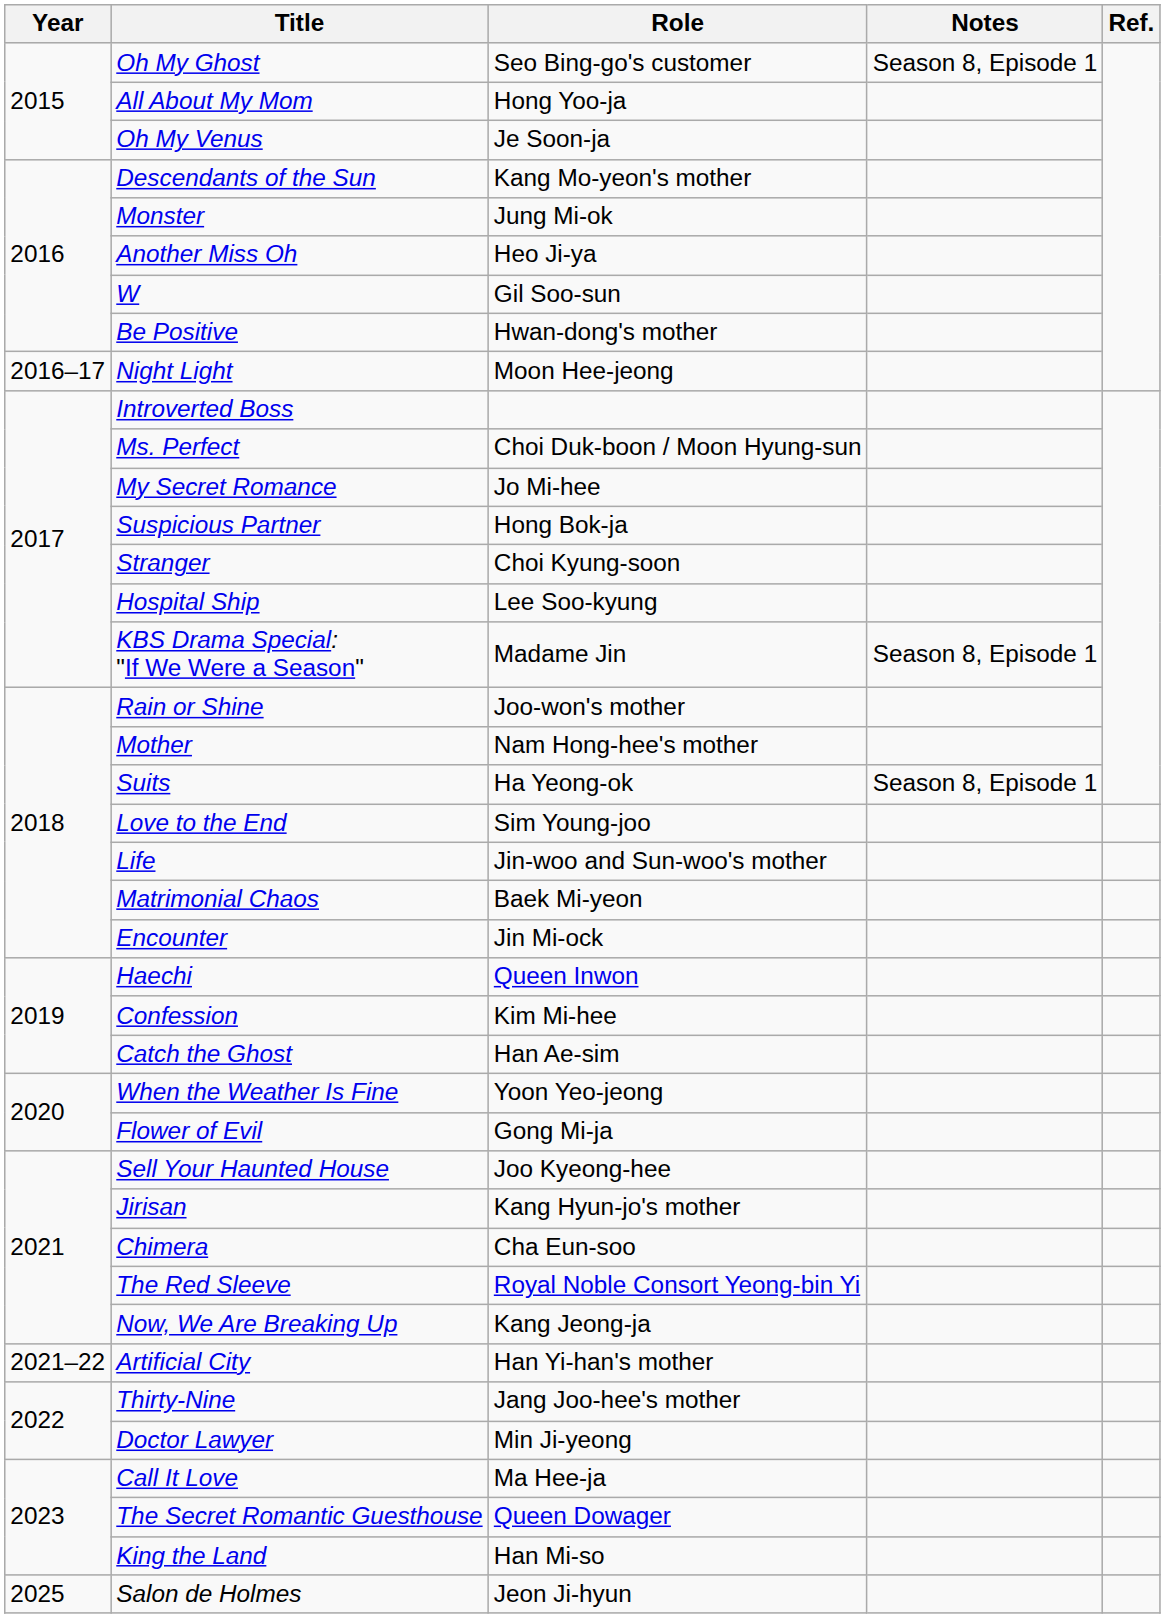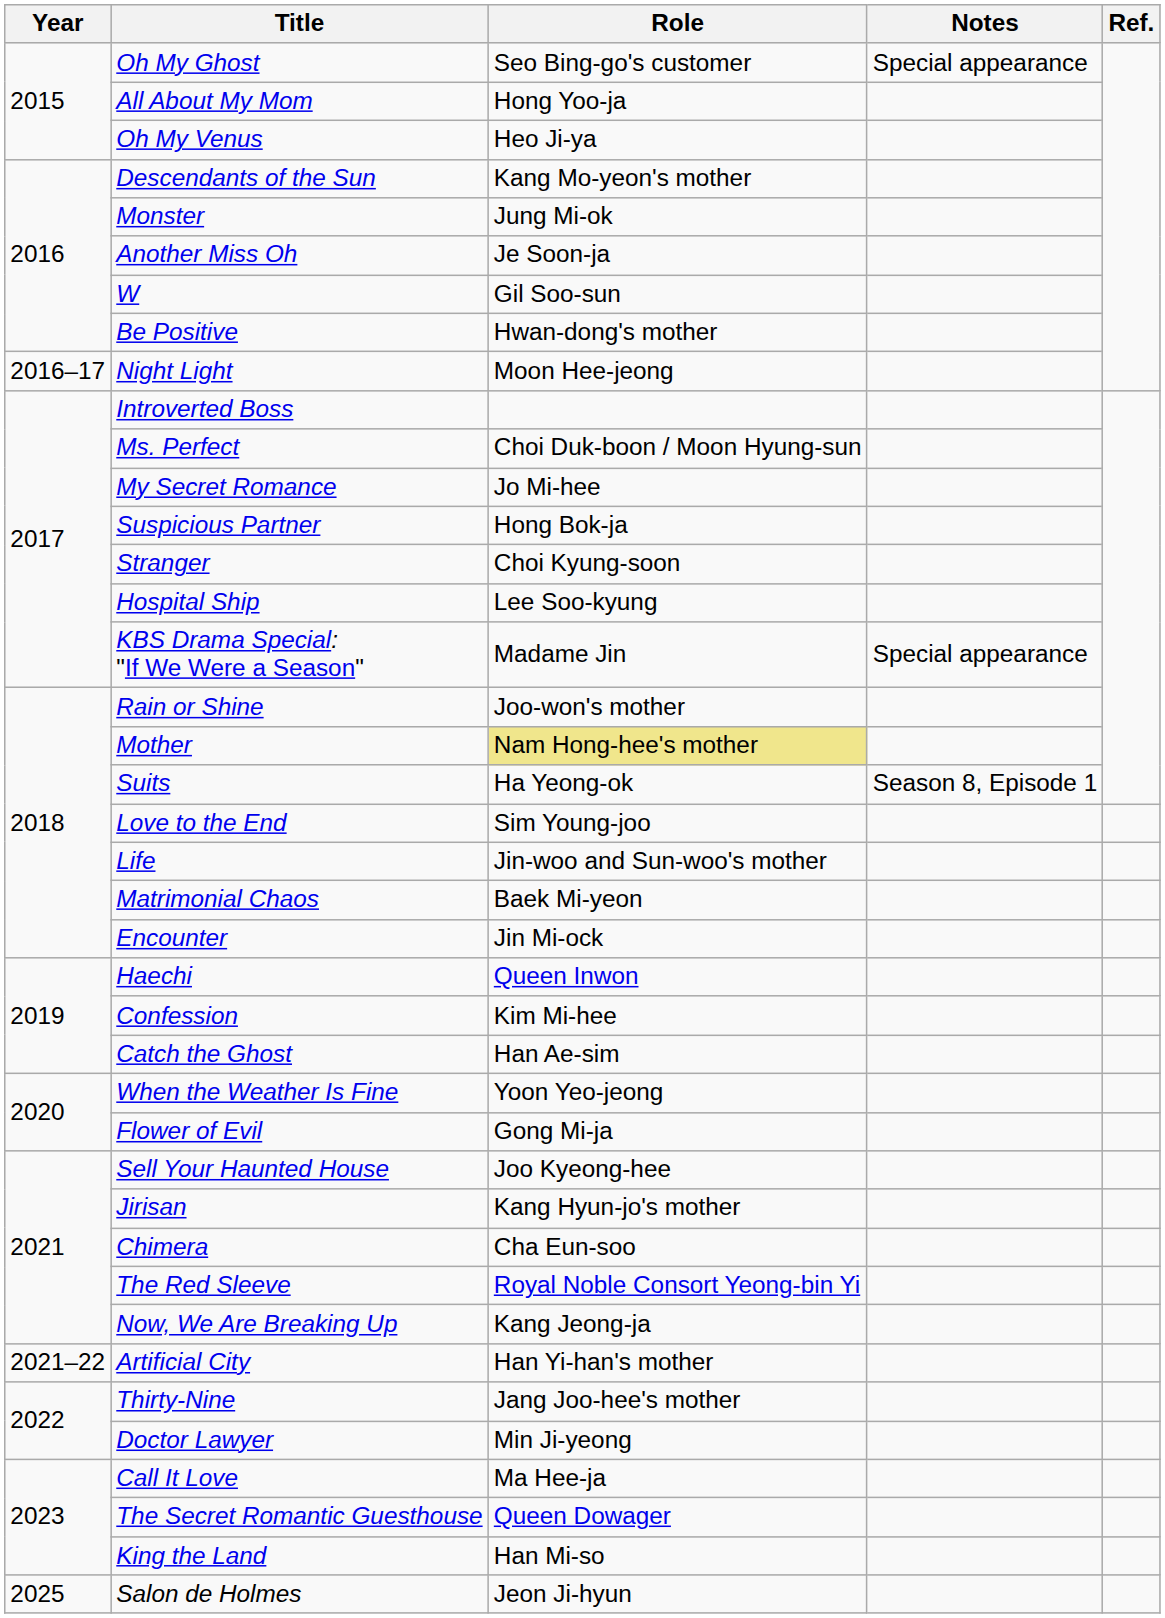(985, 62) Season 8, Episode 1 -> (980, 62) Special appearance
(552, 139) Je Soon-ja -> (545, 139) Heo Ji-ya
(545, 255) Heo Ji-ya -> (552, 255) Je Soon-ja
(985, 654) Season 8, Episode 1 -> (980, 654) Special appearance
(626, 745) no background -> (626, 745) khaki background
